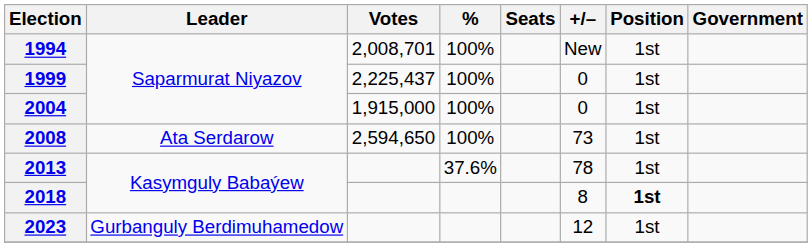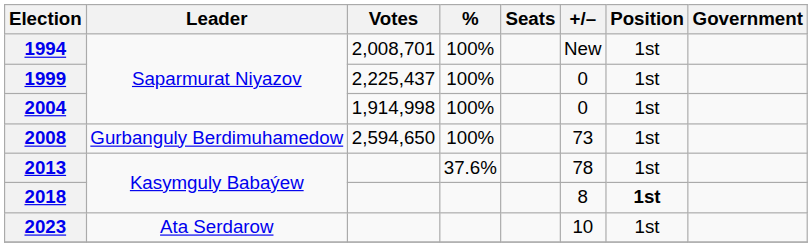(393, 108) 1,915,000 -> (393, 108) 1,914,998
(217, 138) Ata Serdarow -> (217, 138) Gurbanguly Berdimuhamedow
(217, 227) Gurbanguly Berdimuhamedow -> (217, 227) Ata Serdarow
(583, 227) 12 -> (583, 227) 10
